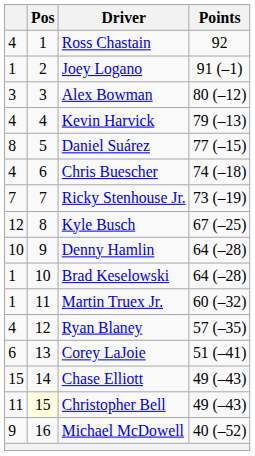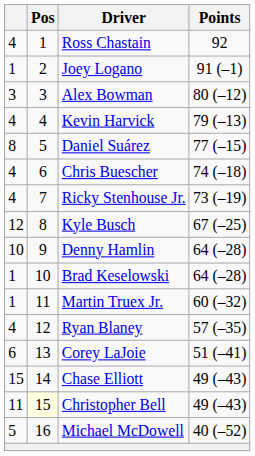(12, 198) 7 -> (12, 198) 4
(12, 430) 9 -> (12, 430) 5
